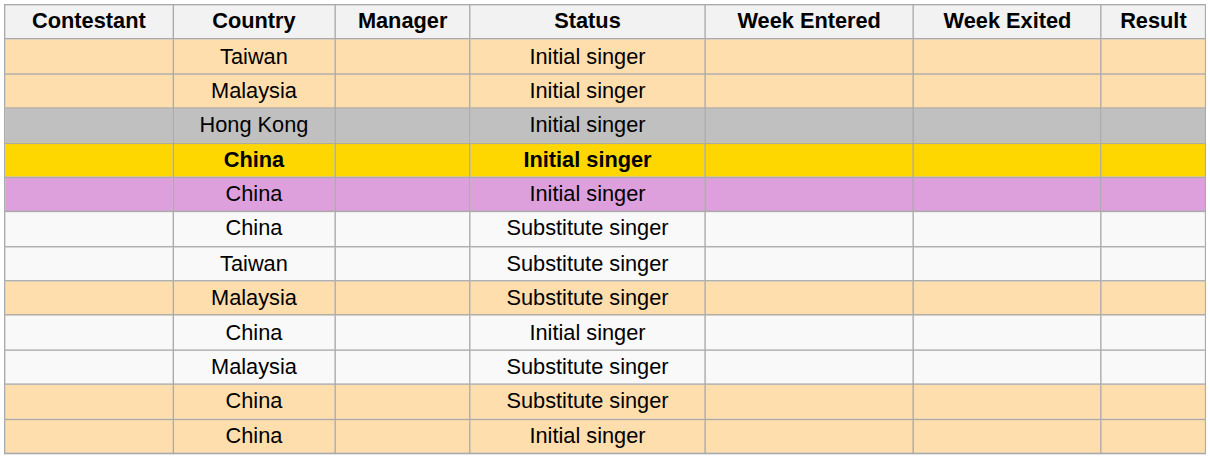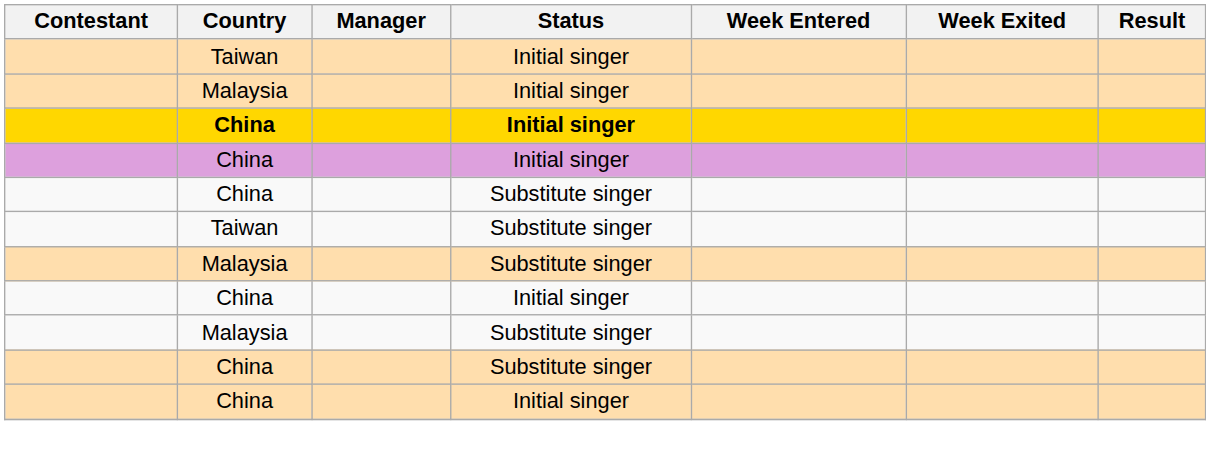- row: (254, 125)
